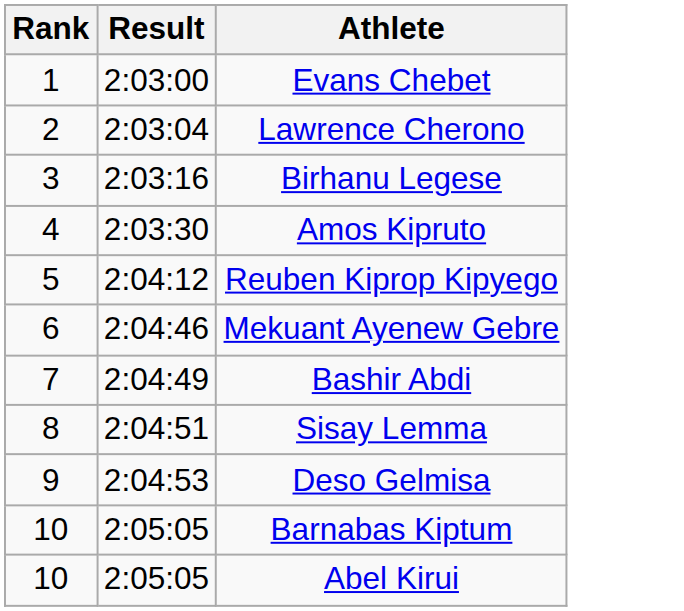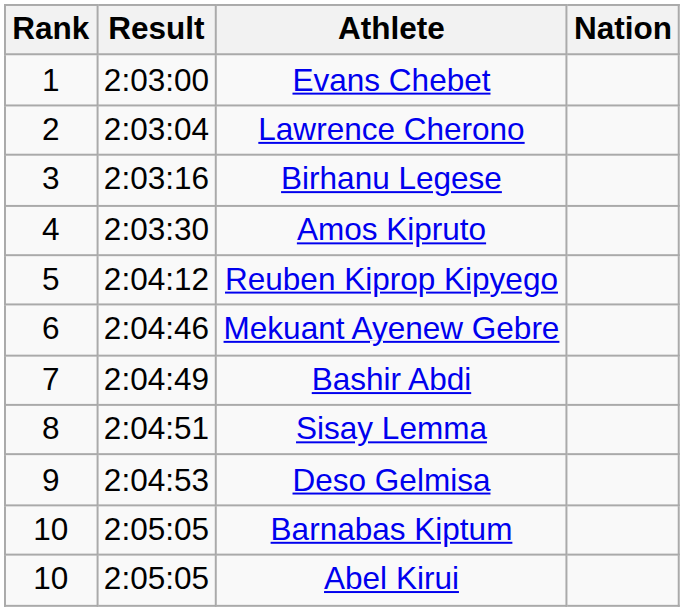+ column: (623, 29)
